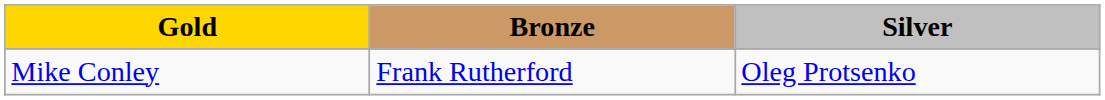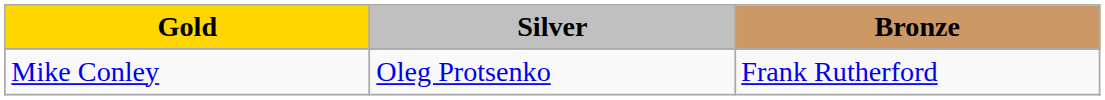columns swapped: (917, 26) <-> (552, 26)
